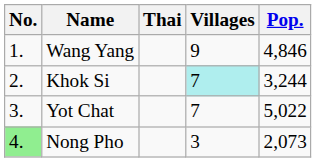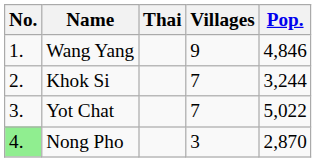(195, 80) paleturquoise background -> (195, 80) no background
(285, 141) 2,073 -> (285, 141) 2,870
